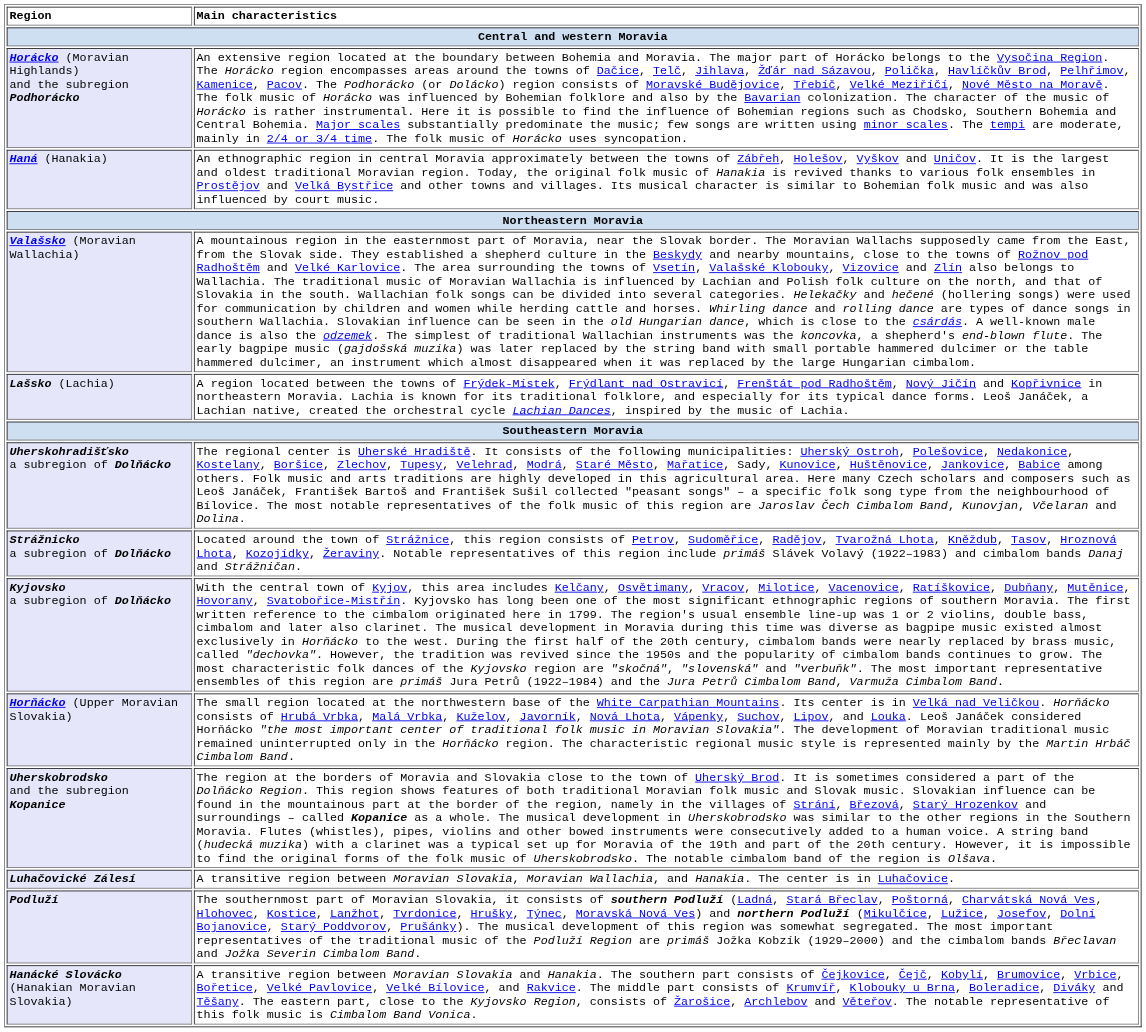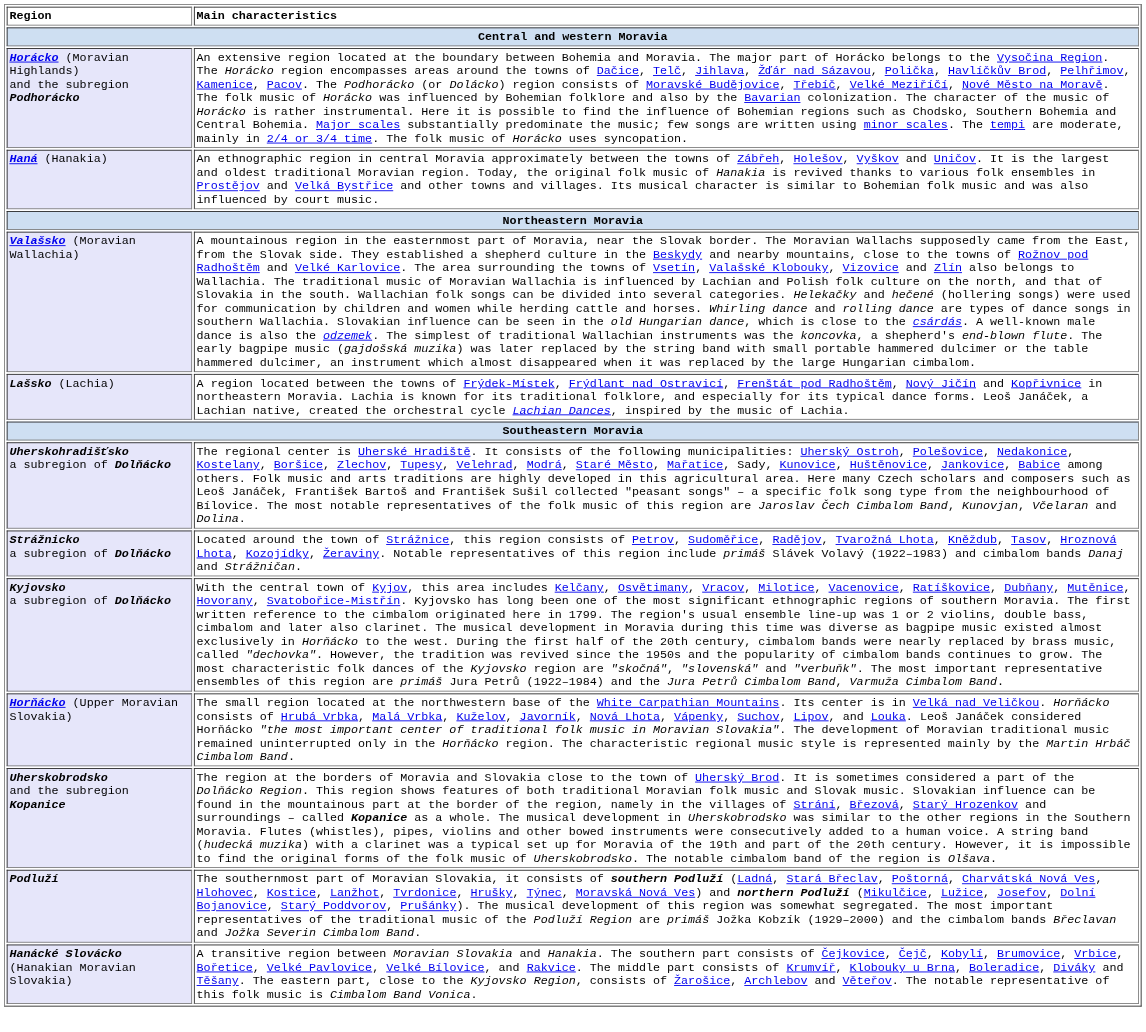- row: (73, 879)
